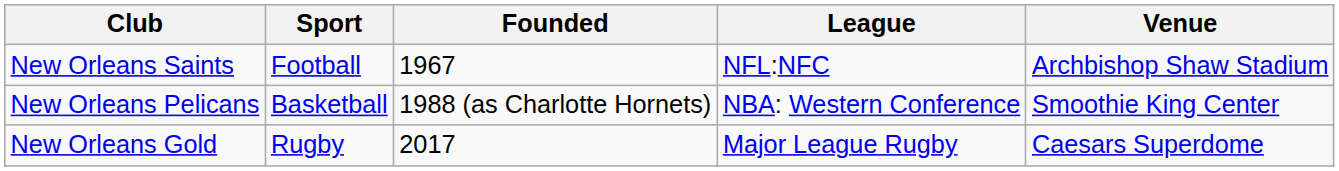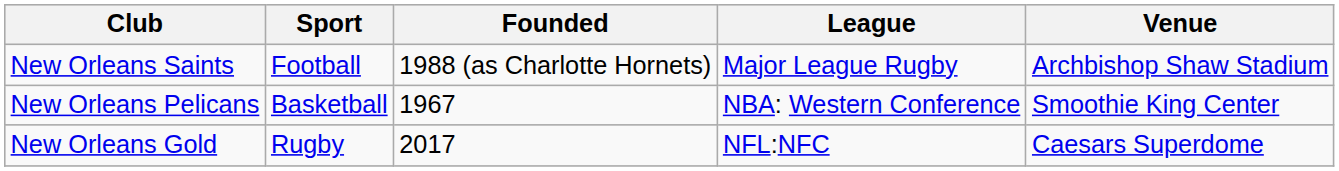(427, 64) 1967 -> (555, 64) 1988 (as Charlotte Hornets)
(776, 64) NFL:NFC -> (840, 64) Major League Rugby
(555, 104) 1988 (as Charlotte Hornets) -> (427, 104) 1967
(840, 144) Major League Rugby -> (776, 144) NFL:NFC
